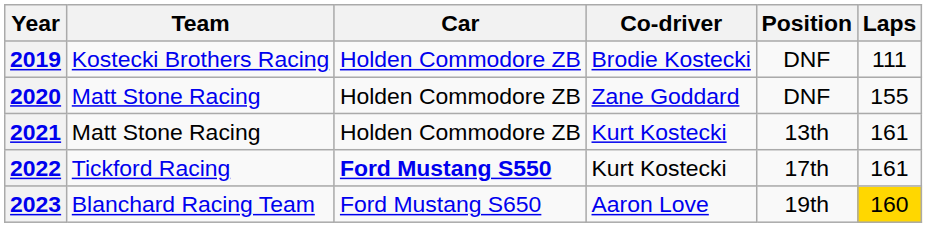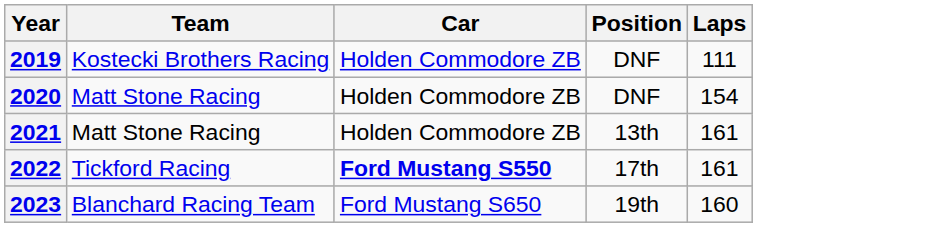- column: (671, 23)
(889, 96) 155 -> (719, 96) 154
(889, 205) gold background -> (719, 205) no background
